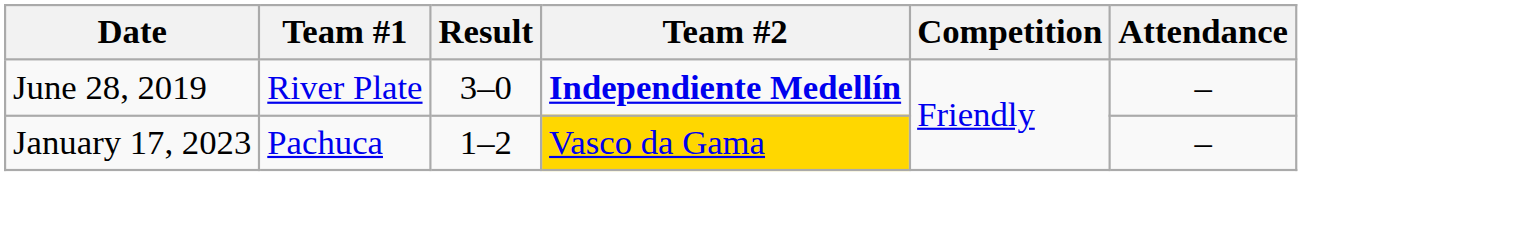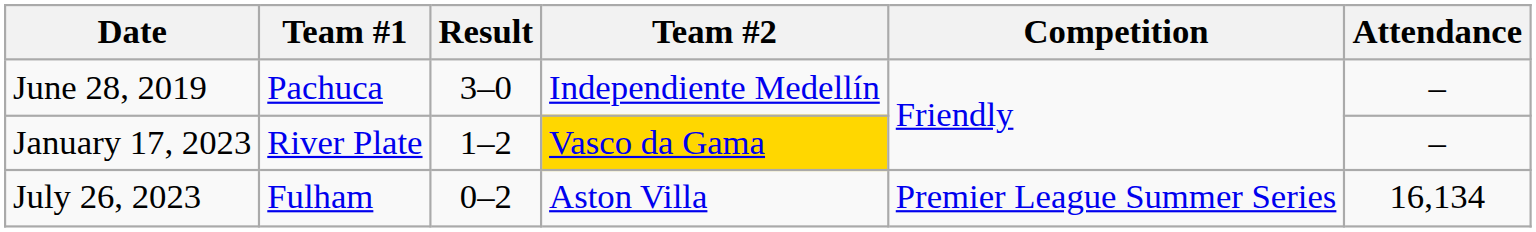(345, 87) River Plate -> (325, 87) Pachuca
(725, 87) bold -> (714, 87) normal
(325, 142) Pachuca -> (345, 142) River Plate
+ row: (107, 197)
